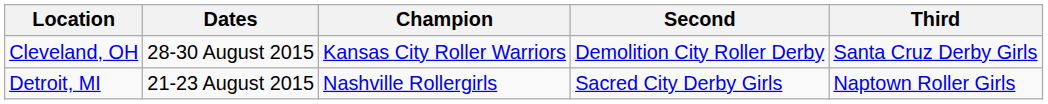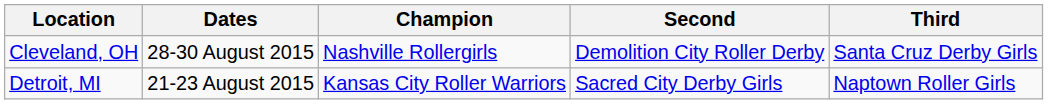(445, 51) Kansas City Roller Warriors -> (410, 51) Nashville Rollergirls
(410, 83) Nashville Rollergirls -> (445, 83) Kansas City Roller Warriors
